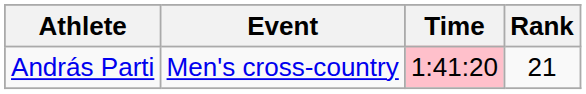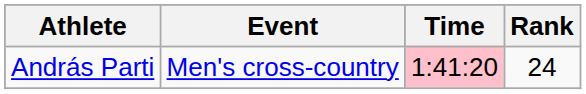(542, 67) 21 -> (542, 67) 24
